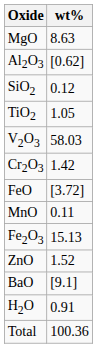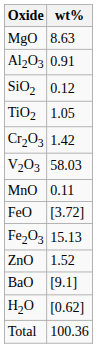(67, 62) [0.62] -> (62, 62) 0.91
rows swapped: (24, 140) <-> (26, 166)
rows swapped: (23, 212) <-> (20, 190)
(62, 307) 0.91 -> (67, 307) [0.62]
